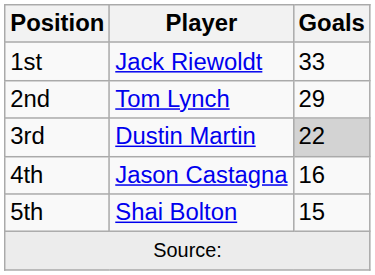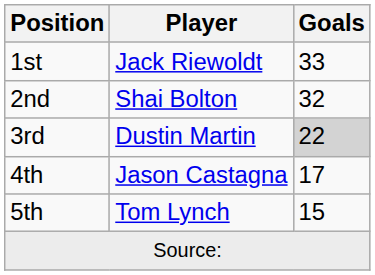(172, 99) Tom Lynch -> (176, 99) Shai Bolton
(312, 99) 29 -> (312, 99) 32
(312, 174) 16 -> (312, 174) 17
(176, 212) Shai Bolton -> (172, 212) Tom Lynch
